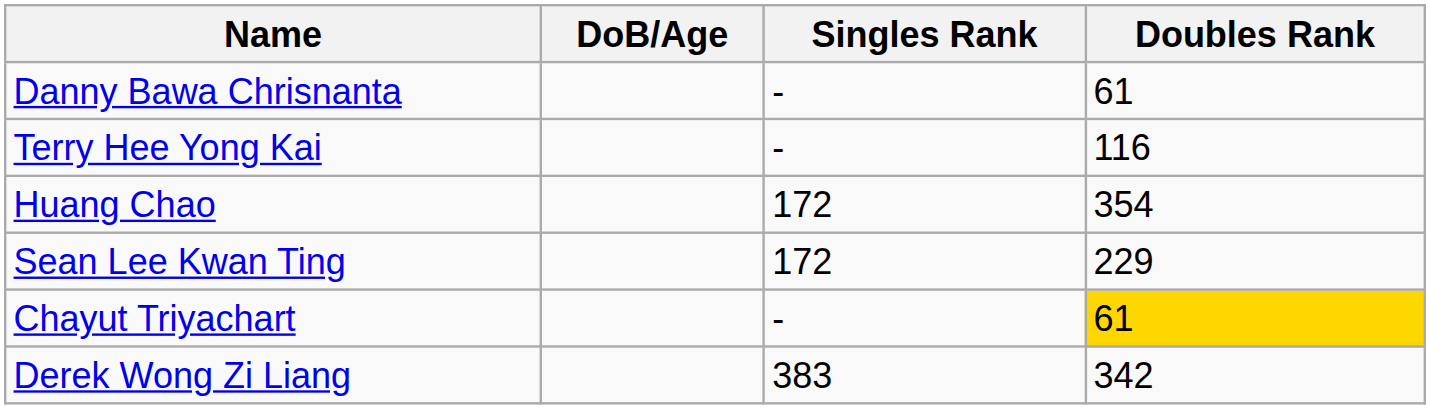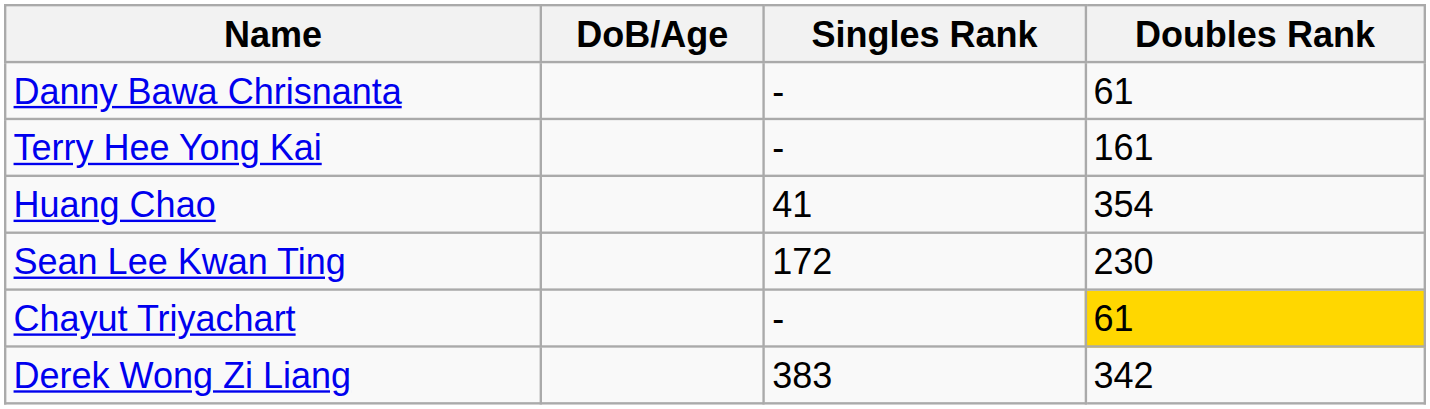(1122, 148) 116 -> (1123, 148) 161
(802, 205) 172 -> (792, 205) 41
(1123, 262) 229 -> (1123, 262) 230
